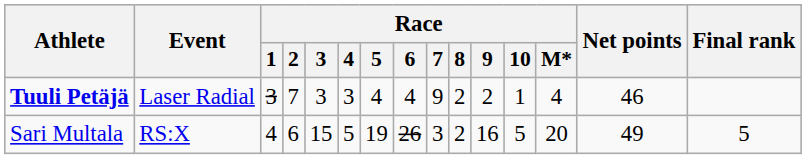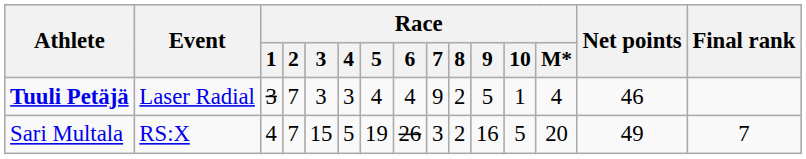(487, 96) 2 -> (487, 96) 5
(293, 134) 6 -> (293, 134) 7
(744, 134) 5 -> (744, 134) 7
